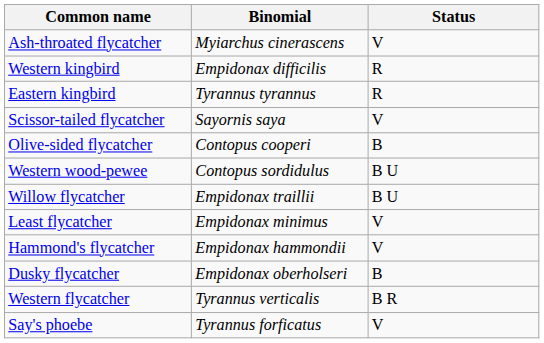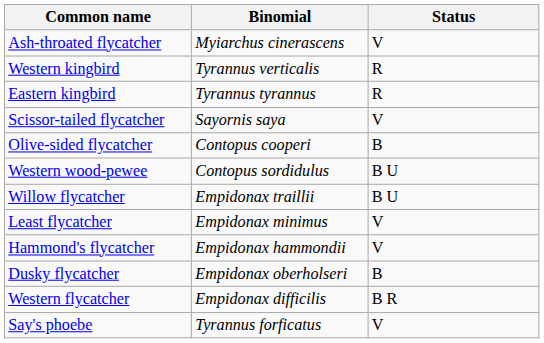(261, 68) Empidonax difficilis -> (257, 68) Tyrannus verticalis
(257, 299) Tyrannus verticalis -> (261, 299) Empidonax difficilis
